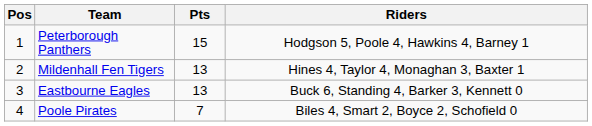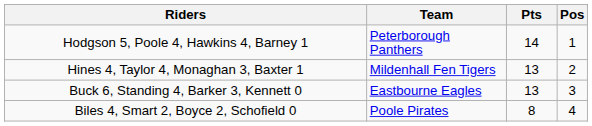columns swapped: (20, 15) <-> (406, 15)
(200, 42) 15 -> (532, 42) 14
(200, 110) 7 -> (532, 110) 8
